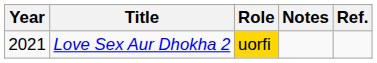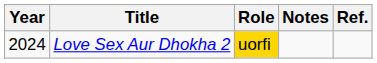(27, 44) 2021 -> (27, 44) 2024
